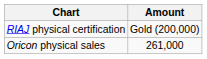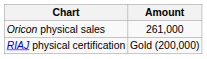rows swapped: (56, 45) <-> (66, 29)
